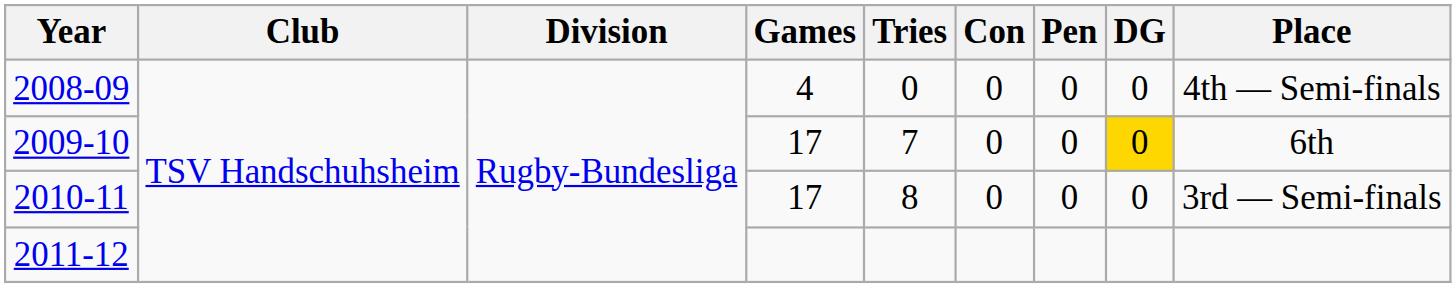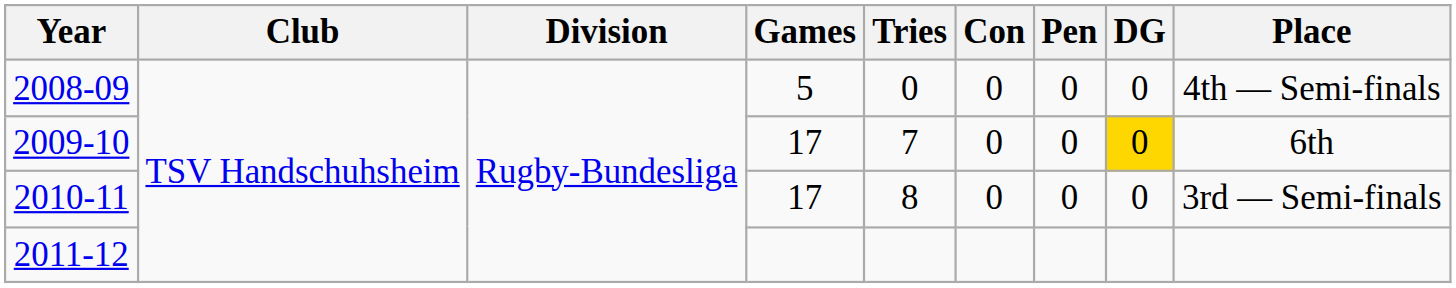(805, 87) 4 -> (805, 87) 5
